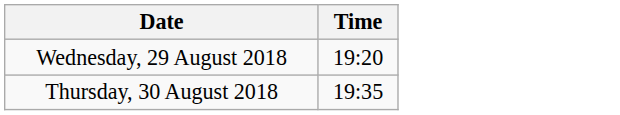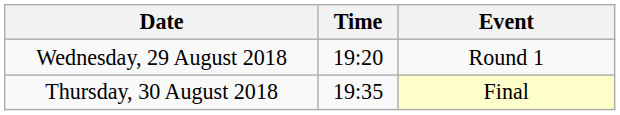+ column: (506, 22)
